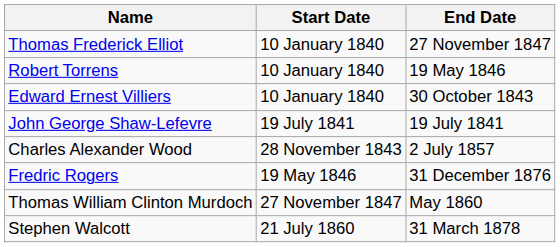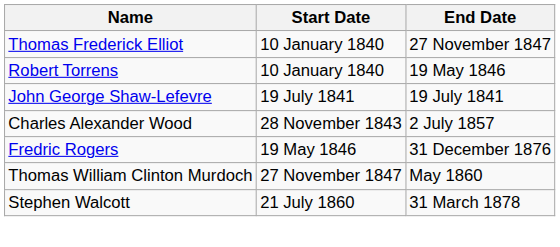- row: (90, 96)
